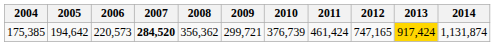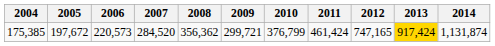(69, 32) 194,642 -> (69, 32) 197,672
(156, 32) bold -> (156, 32) normal
(286, 32) 376,739 -> (286, 32) 376,799
